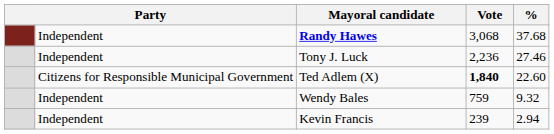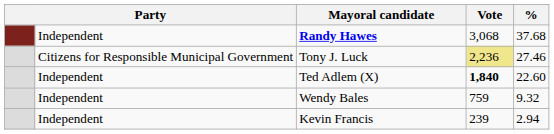(71, 56) Independent -> (166, 56) Citizens for Responsible Municipal Government
(484, 56) no background -> (484, 56) khaki background
(166, 77) Citizens for Responsible Municipal Government -> (71, 77) Independent
